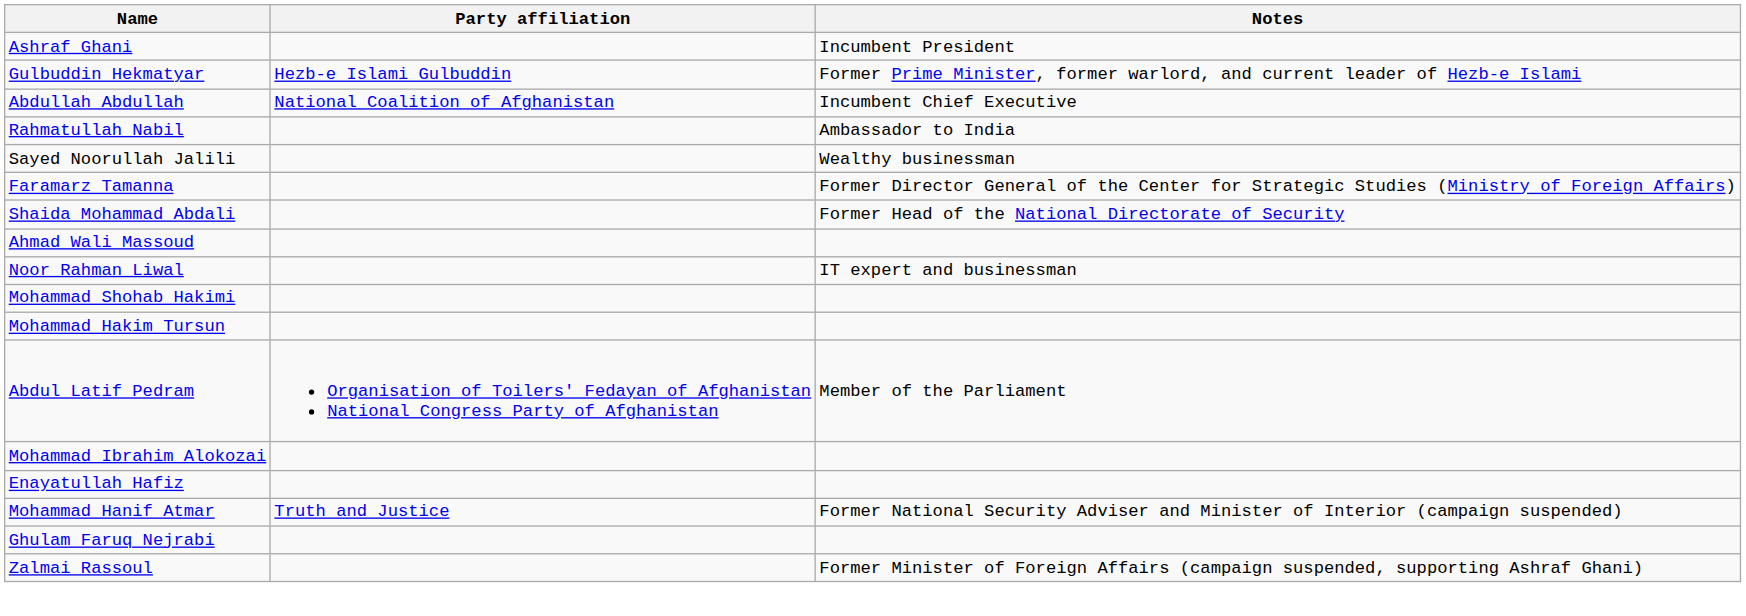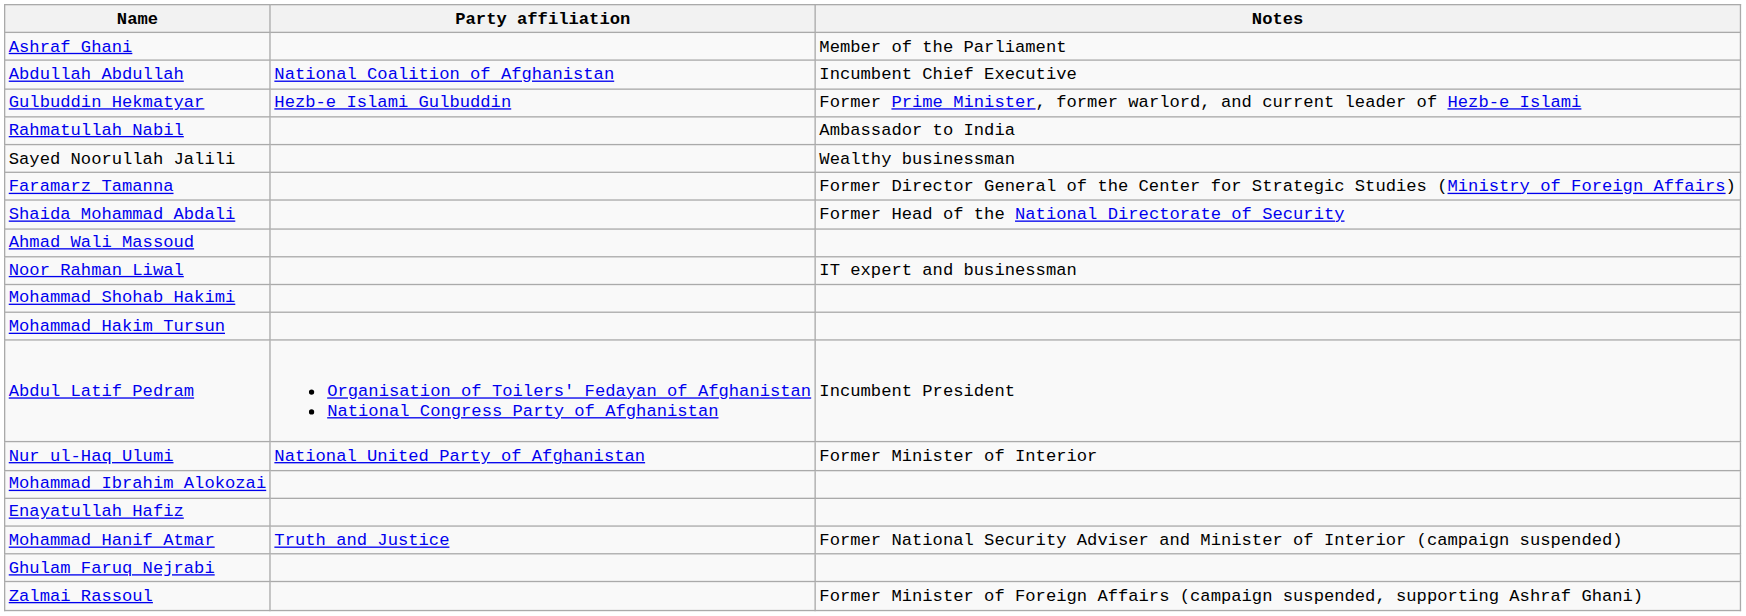(917, 47) Incumbent President -> (943, 47) Member of the Parliament
rows swapped: (96, 103) <-> (107, 75)
(943, 391) Member of the Parliament -> (917, 391) Incumbent President
+ row: (91, 456)
